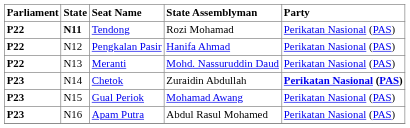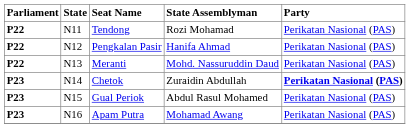(73, 29) bold -> (73, 29) normal
(205, 98) Mohamad Awang -> (217, 98) Abdul Rasul Mohamed
(217, 114) Abdul Rasul Mohamed -> (205, 115) Mohamad Awang
